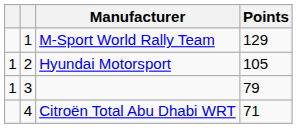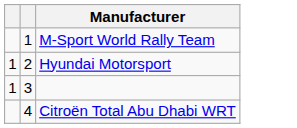- column: (266, 16)
